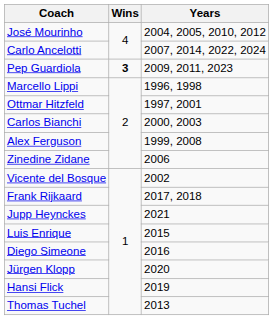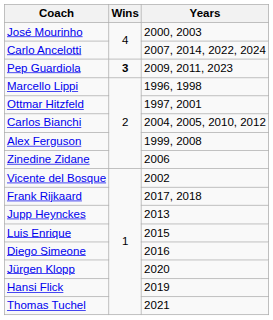(205, 31) 2004, 2005, 2010, 2012 -> (173, 31) 2000, 2003
(173, 123) 2000, 2003 -> (205, 123) 2004, 2005, 2010, 2012
(157, 214) 2021 -> (157, 214) 2013
(157, 305) 2013 -> (157, 305) 2021
